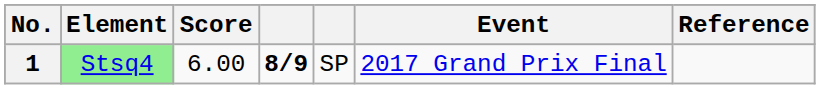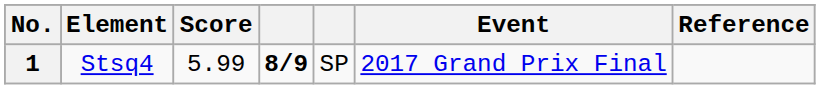(117, 64) lightgreen background -> (117, 64) no background
(216, 64) 6.00 -> (216, 64) 5.99
